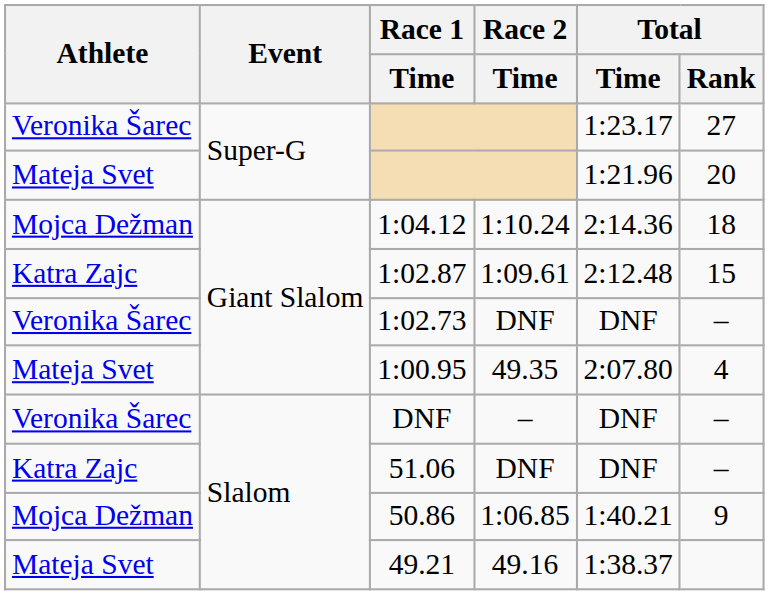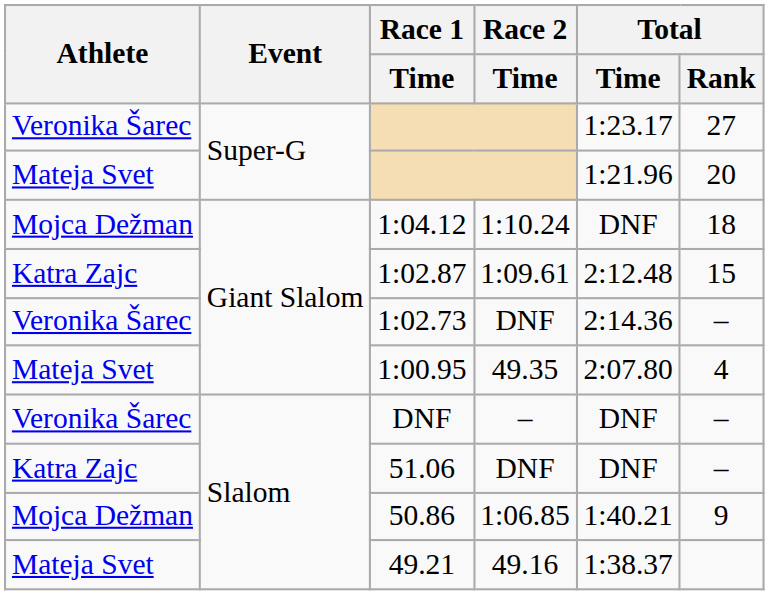(628, 223) 2:14.36 -> (628, 223) DNF
(628, 321) DNF -> (628, 321) 2:14.36
